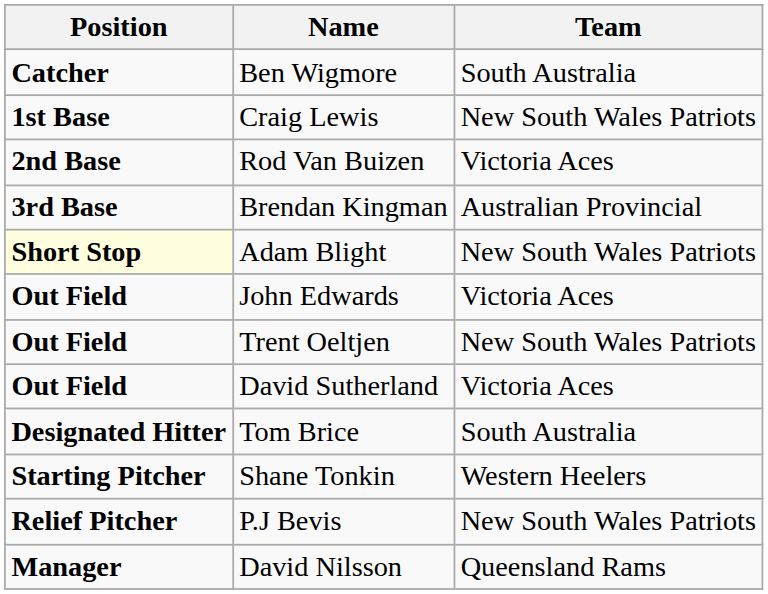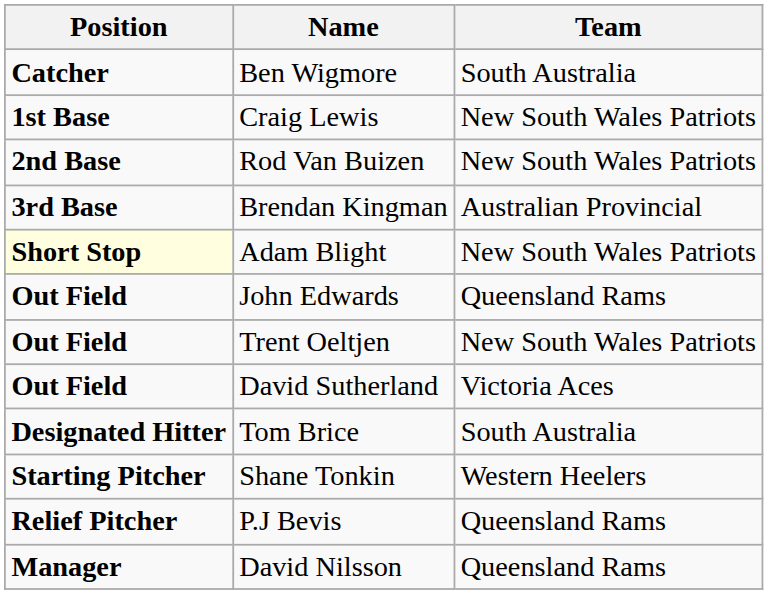(537, 161) Victoria Aces -> (608, 161) New South Wales Patriots
(537, 296) Victoria Aces -> (563, 296) Queensland Rams
(608, 521) New South Wales Patriots -> (563, 521) Queensland Rams
